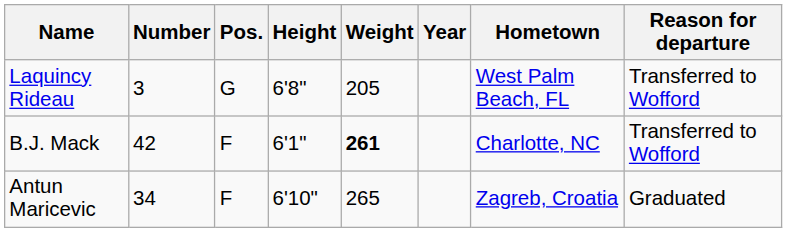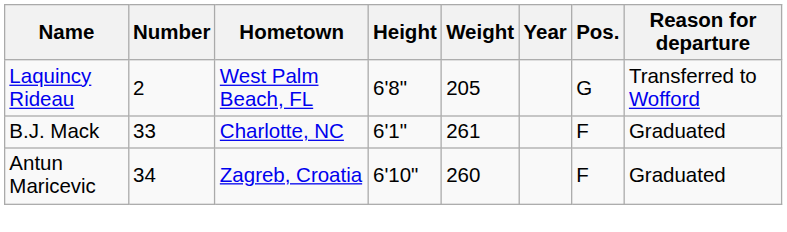columns swapped: (241, 32) <-> (548, 32)
(139, 87) 3 -> (139, 87) 2
(144, 143) 42 -> (144, 131) 33
(363, 143) bold -> (463, 131) normal
(693, 143) Transferred to Wofford -> (677, 131) Graduated
(363, 198) 265 -> (463, 175) 260
